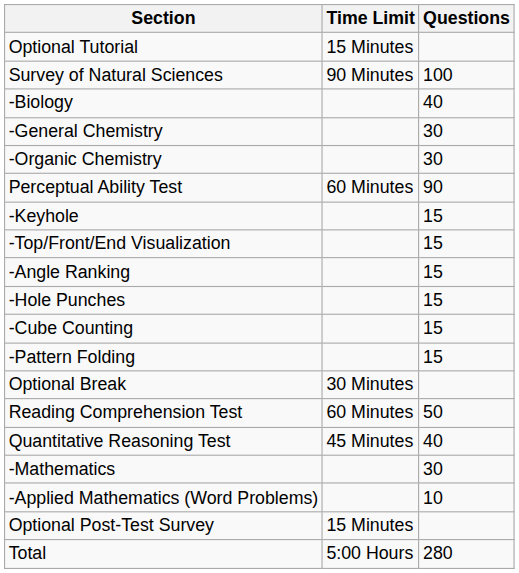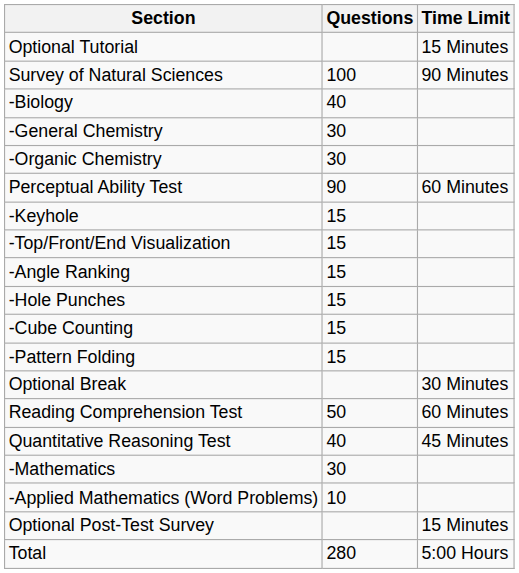columns swapped: (467, 18) <-> (371, 18)
